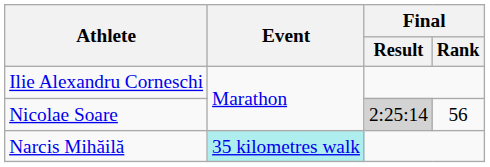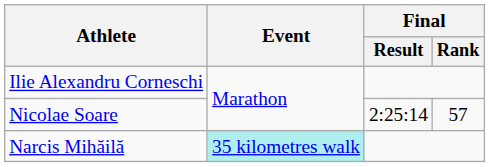(398, 114) lightgrey background -> (398, 114) no background
(458, 114) 56 -> (458, 114) 57
